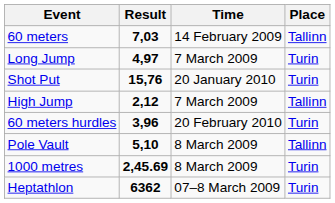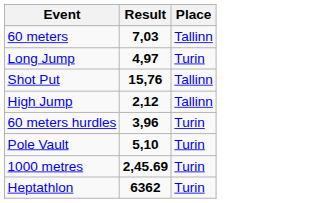- column: (228, 15)
(303, 79) Turin -> (194, 79) Tallinn
(307, 144) Tallinn -> (190, 144) Turin
